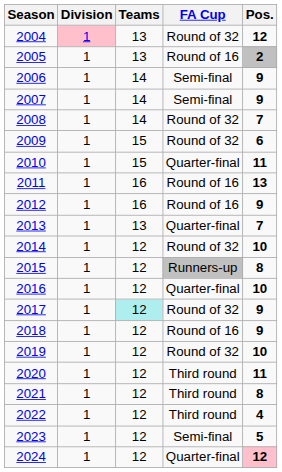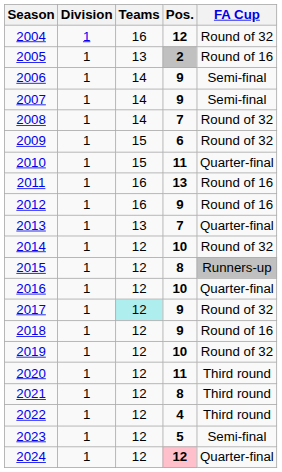columns swapped: (260, 15) <-> (203, 15)
(87, 36) pink background -> (87, 36) no background
(139, 36) 13 -> (139, 36) 16
